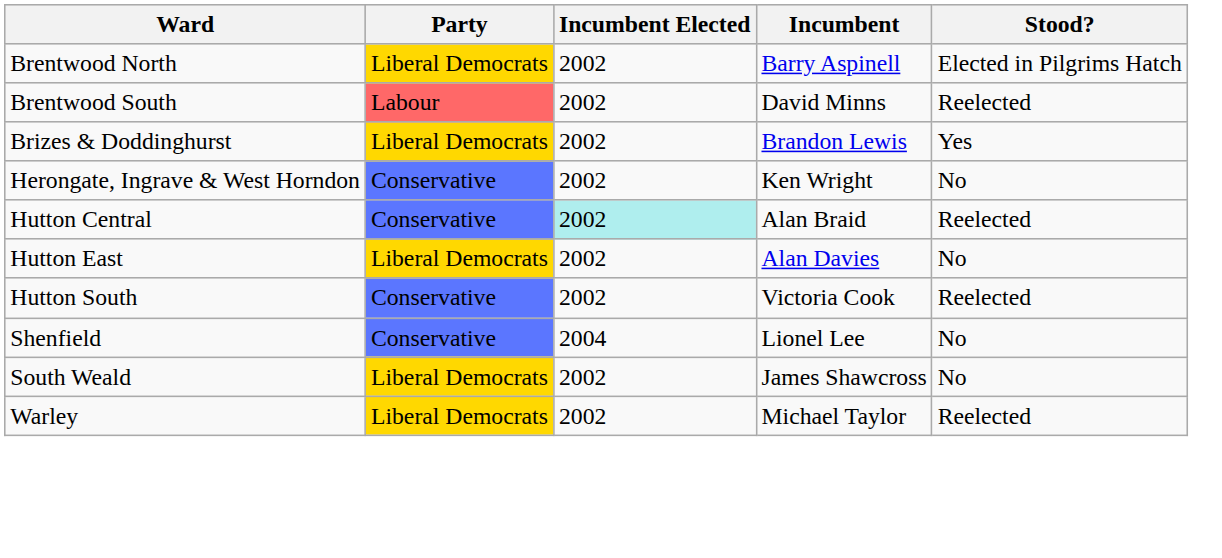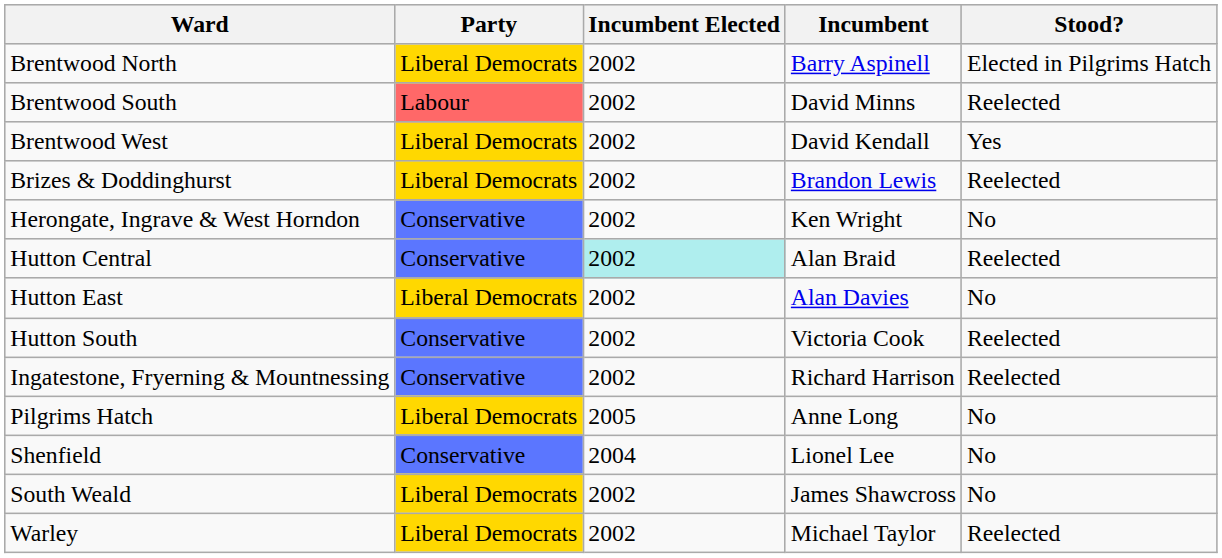+ row: (89, 141)
(955, 141) Yes -> (1014, 180) Reelected
+ row: (200, 376)
+ row: (82, 415)
